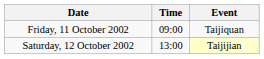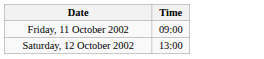- column: (224, 12)
